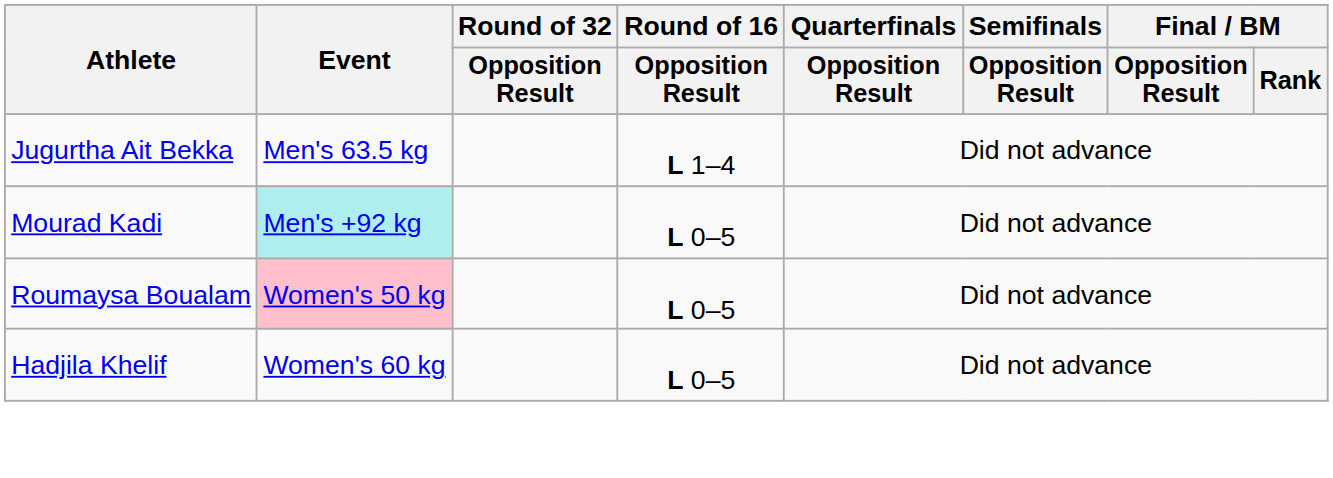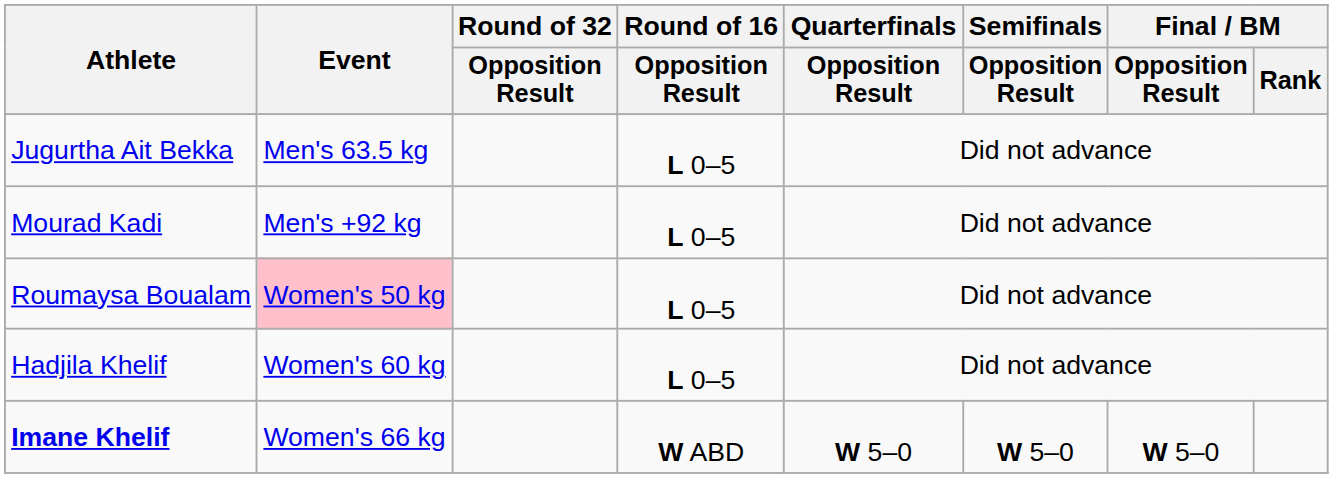(701, 166) L 1–4 -> (701, 166) L 0–5
(343, 222) paleturquoise background -> (343, 222) no background
+ row: (90, 437)
